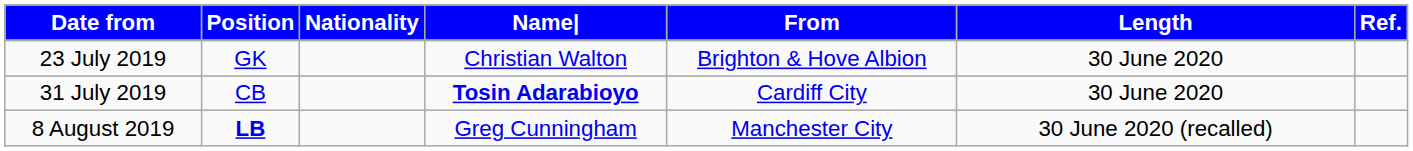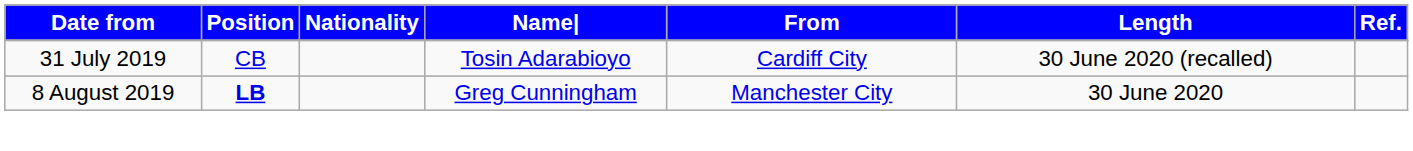- row: (103, 58)
(546, 93) bold -> (546, 58) normal
(1156, 93) 30 June 2020 -> (1156, 58) 30 June 2020 (recalled)
(1156, 129) 30 June 2020 (recalled) -> (1156, 93) 30 June 2020
